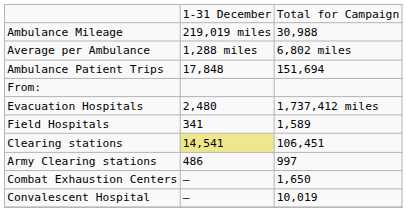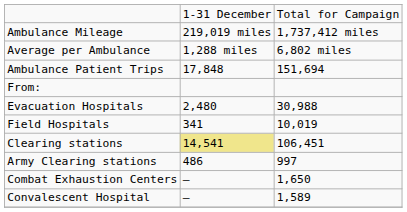(297, 32) 30,988 -> (328, 32) 1,737,412 miles
(328, 106) 1,737,412 miles -> (297, 106) 30,988
(294, 124) 1,589 -> (297, 124) 10,019
(297, 198) 10,019 -> (294, 198) 1,589
